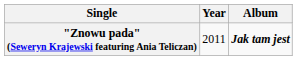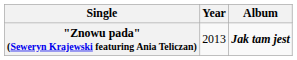(214, 39) 2011 -> (214, 39) 2013
